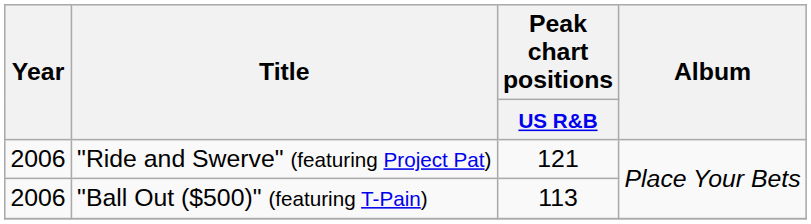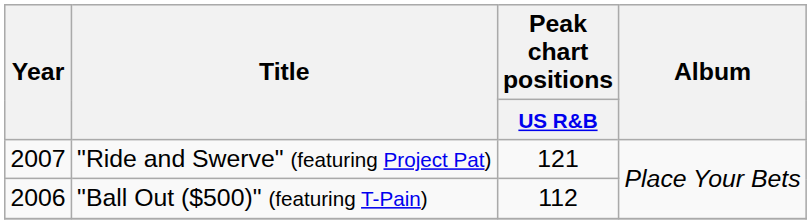(38, 158) 2006 -> (38, 158) 2007
(558, 197) 113 -> (558, 197) 112
